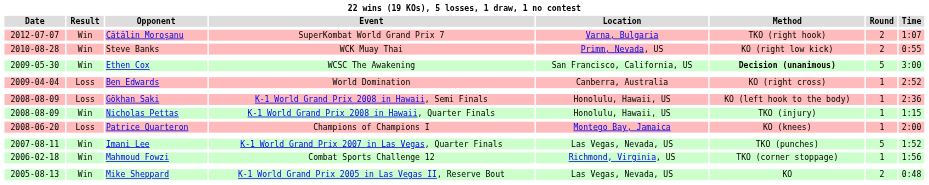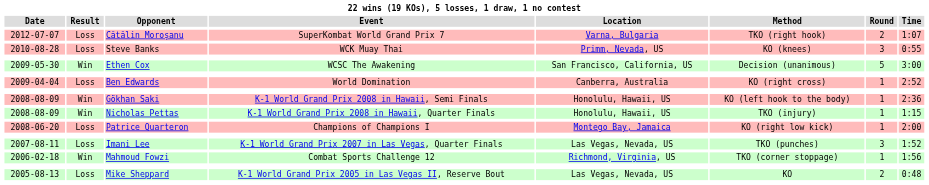(85, 35) Win -> (85, 35) Loss
(85, 49) Win -> (85, 49) Loss
(787, 49) KO (right low kick) -> (787, 49) KO (knees)
(882, 49) 2 -> (882, 49) 3
(787, 65) bold -> (787, 65) normal
(85, 99) Loss -> (85, 99) Win
(787, 127) KO (knees) -> (787, 127) KO (right low kick)
(85, 144) Win -> (85, 144) Loss
(882, 144) 5 -> (882, 144) 3
(85, 174) Win -> (85, 174) Loss
